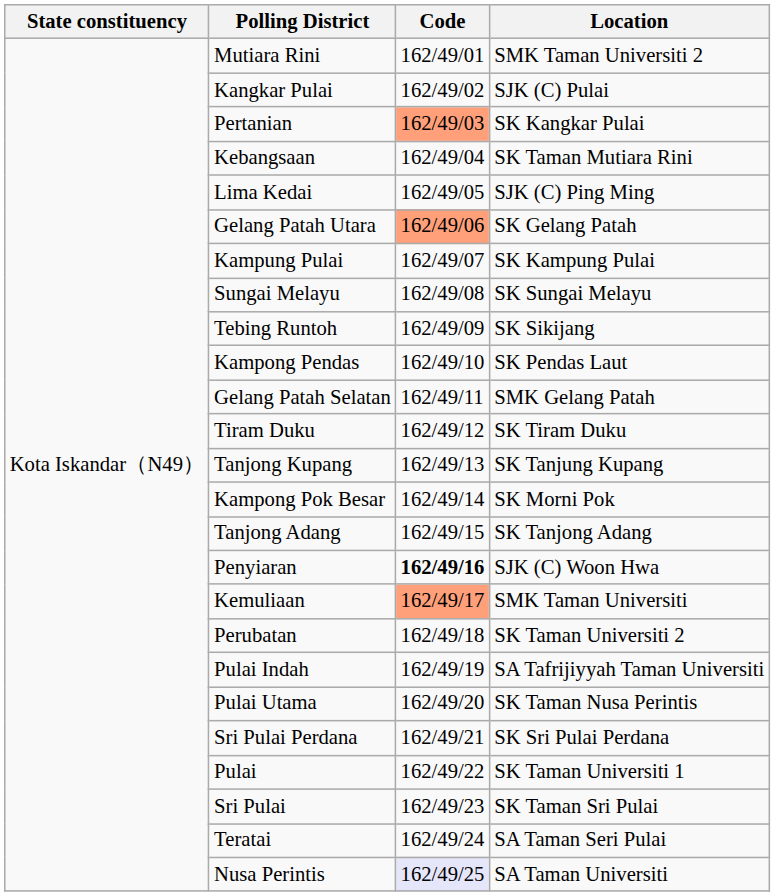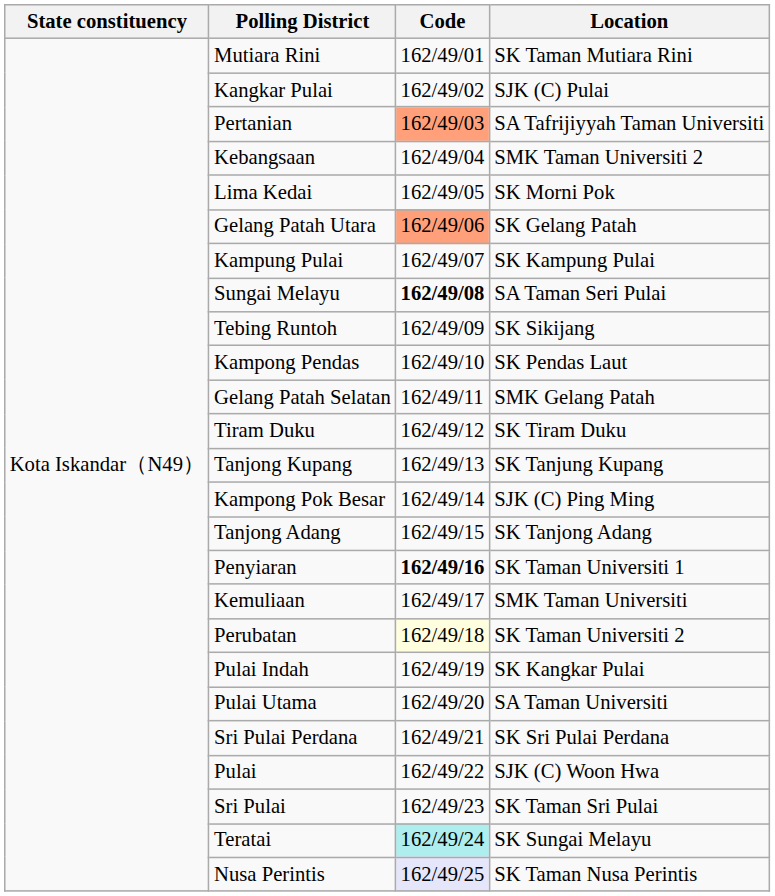(599, 55) SMK Taman Universiti 2 -> (593, 55) SK Taman Mutiara Rini
(569, 123) SK Kangkar Pulai -> (629, 123) SA Tafrijiyyah Taman Universiti
(593, 157) SK Taman Mutiara Rini -> (599, 157) SMK Taman Universiti 2
(574, 191) SJK (C) Ping Ming -> (554, 191) SK Morni Pok
(442, 293) normal -> (442, 293) bold
(573, 293) SK Sungai Melayu -> (580, 293) SA Taman Seri Pulai
(554, 498) SK Morni Pok -> (574, 498) SJK (C) Ping Ming
(577, 566) SJK (C) Woon Hwa -> (589, 566) SK Taman Universiti 1
(442, 600) lightsalmon background -> (442, 600) no background
(442, 635) no background -> (442, 635) lightyellow background
(629, 669) SA Tafrijiyyah Taman Universiti -> (569, 669) SK Kangkar Pulai
(596, 703) SK Taman Nusa Perintis -> (581, 703) SA Taman Universiti
(589, 771) SK Taman Universiti 1 -> (577, 771) SJK (C) Woon Hwa
(442, 839) no background -> (442, 839) paleturquoise background
(580, 839) SA Taman Seri Pulai -> (573, 839) SK Sungai Melayu
(581, 873) SA Taman Universiti -> (596, 873) SK Taman Nusa Perintis
